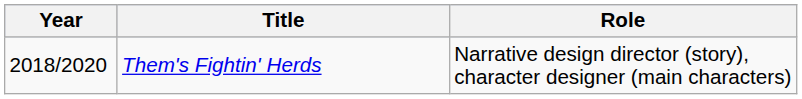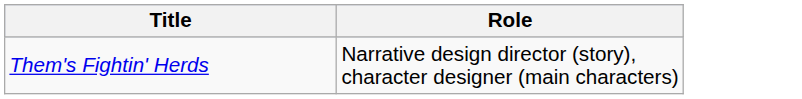- column: (61, 20)
